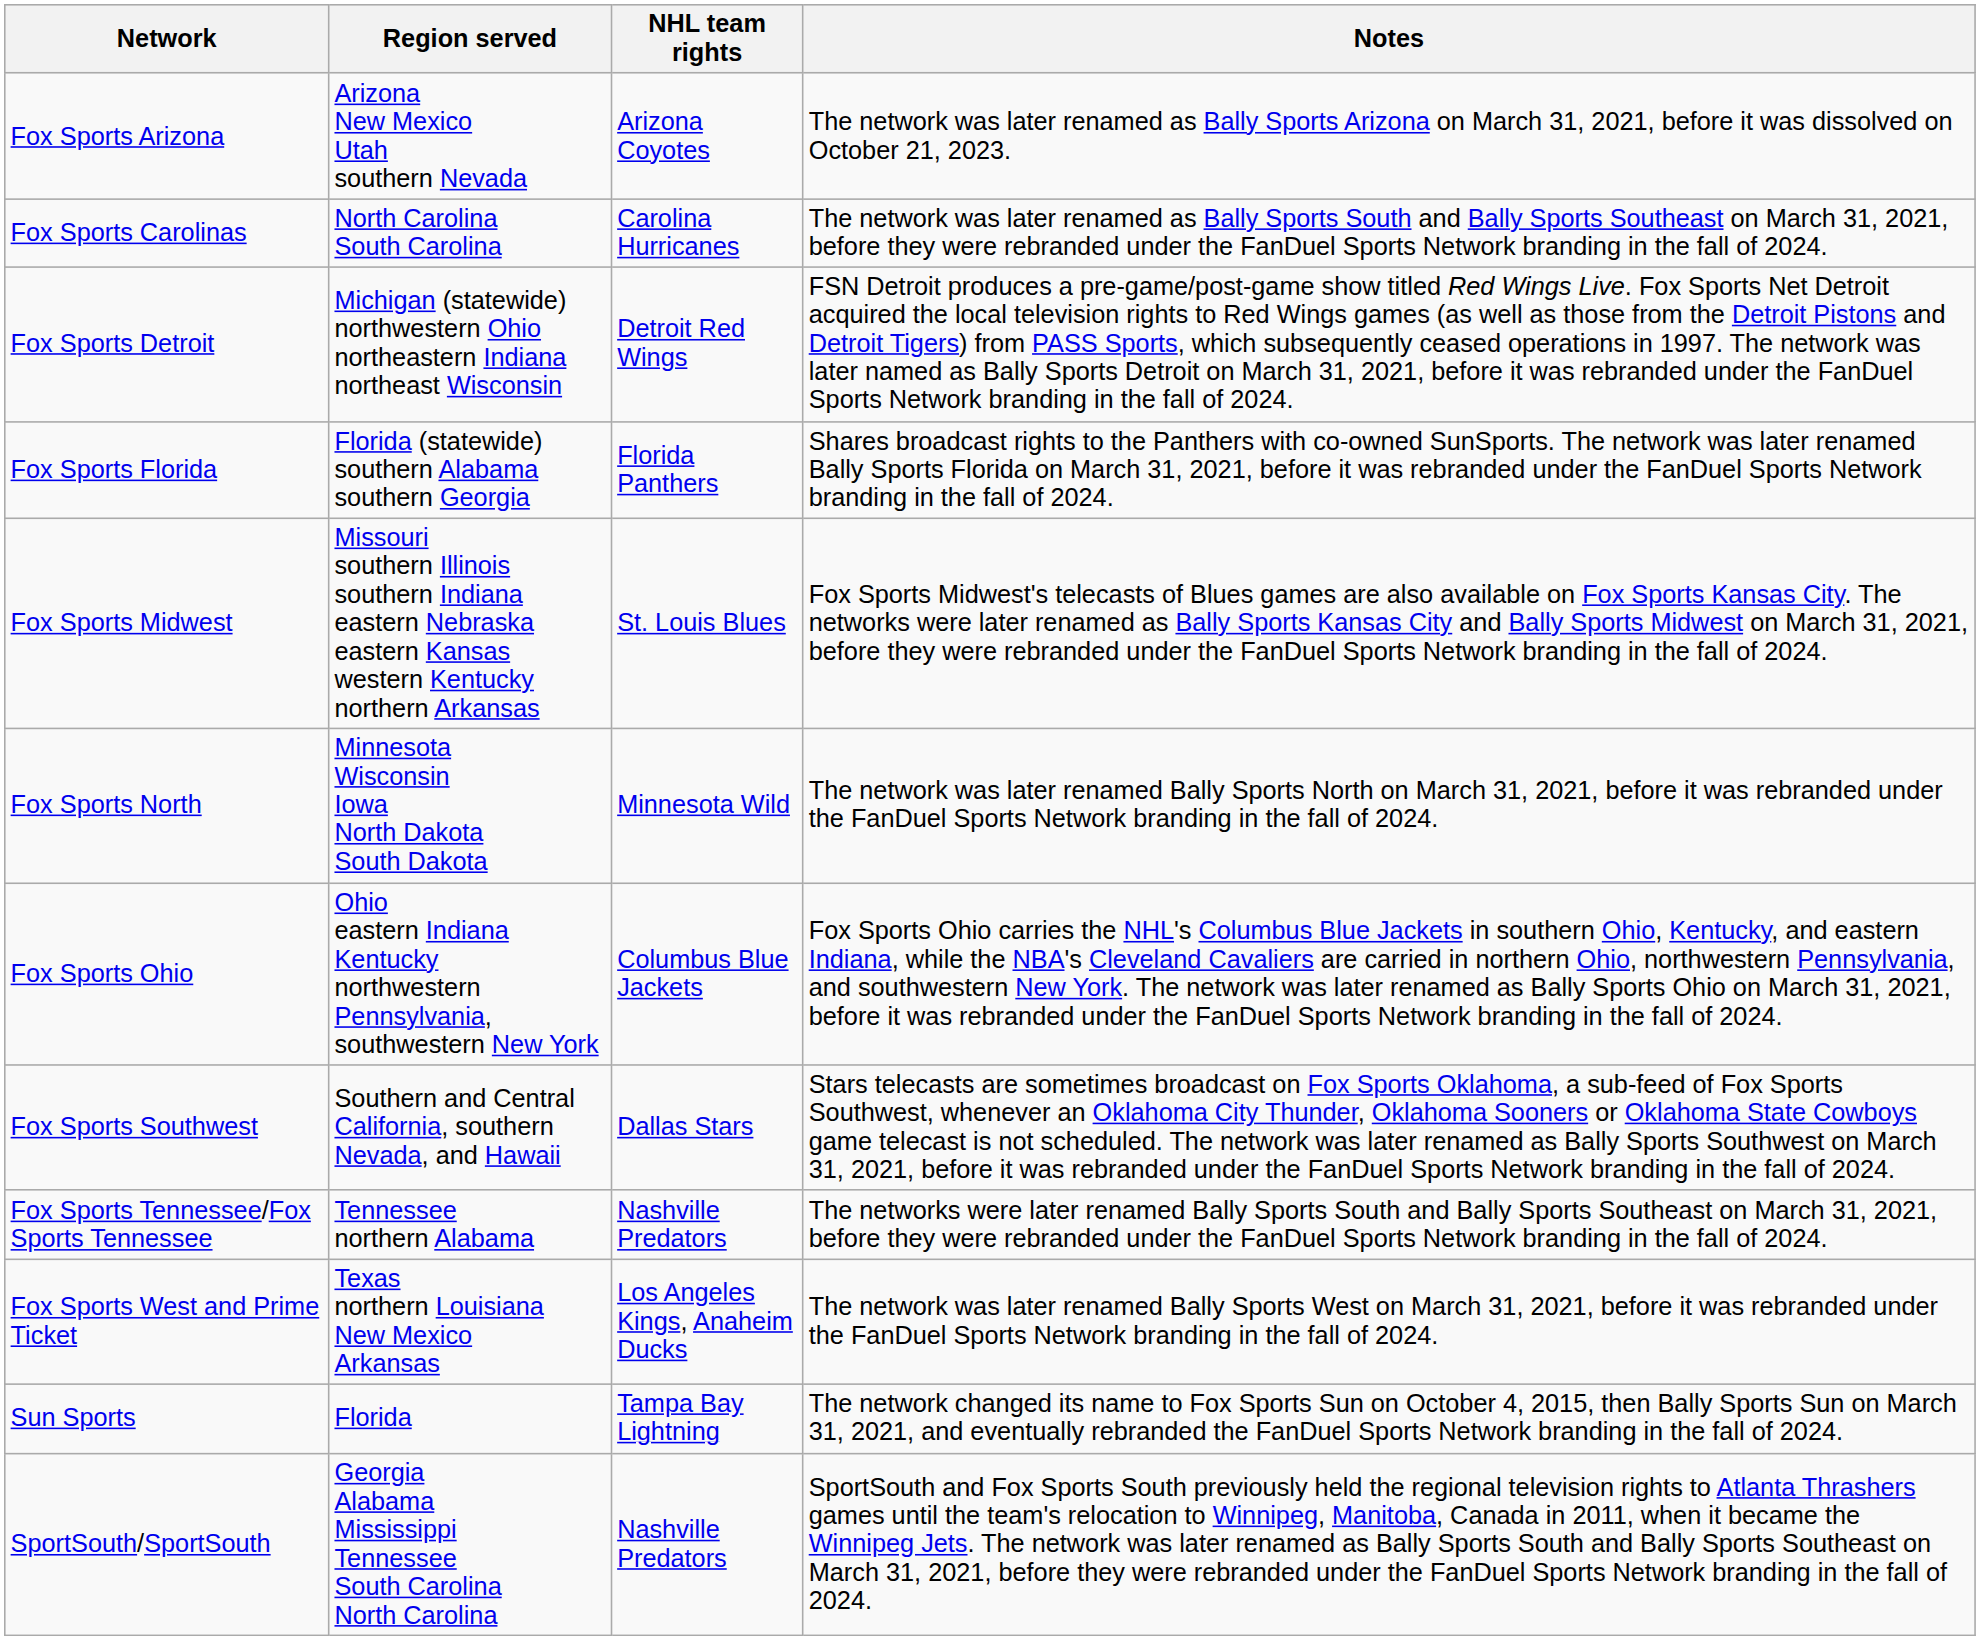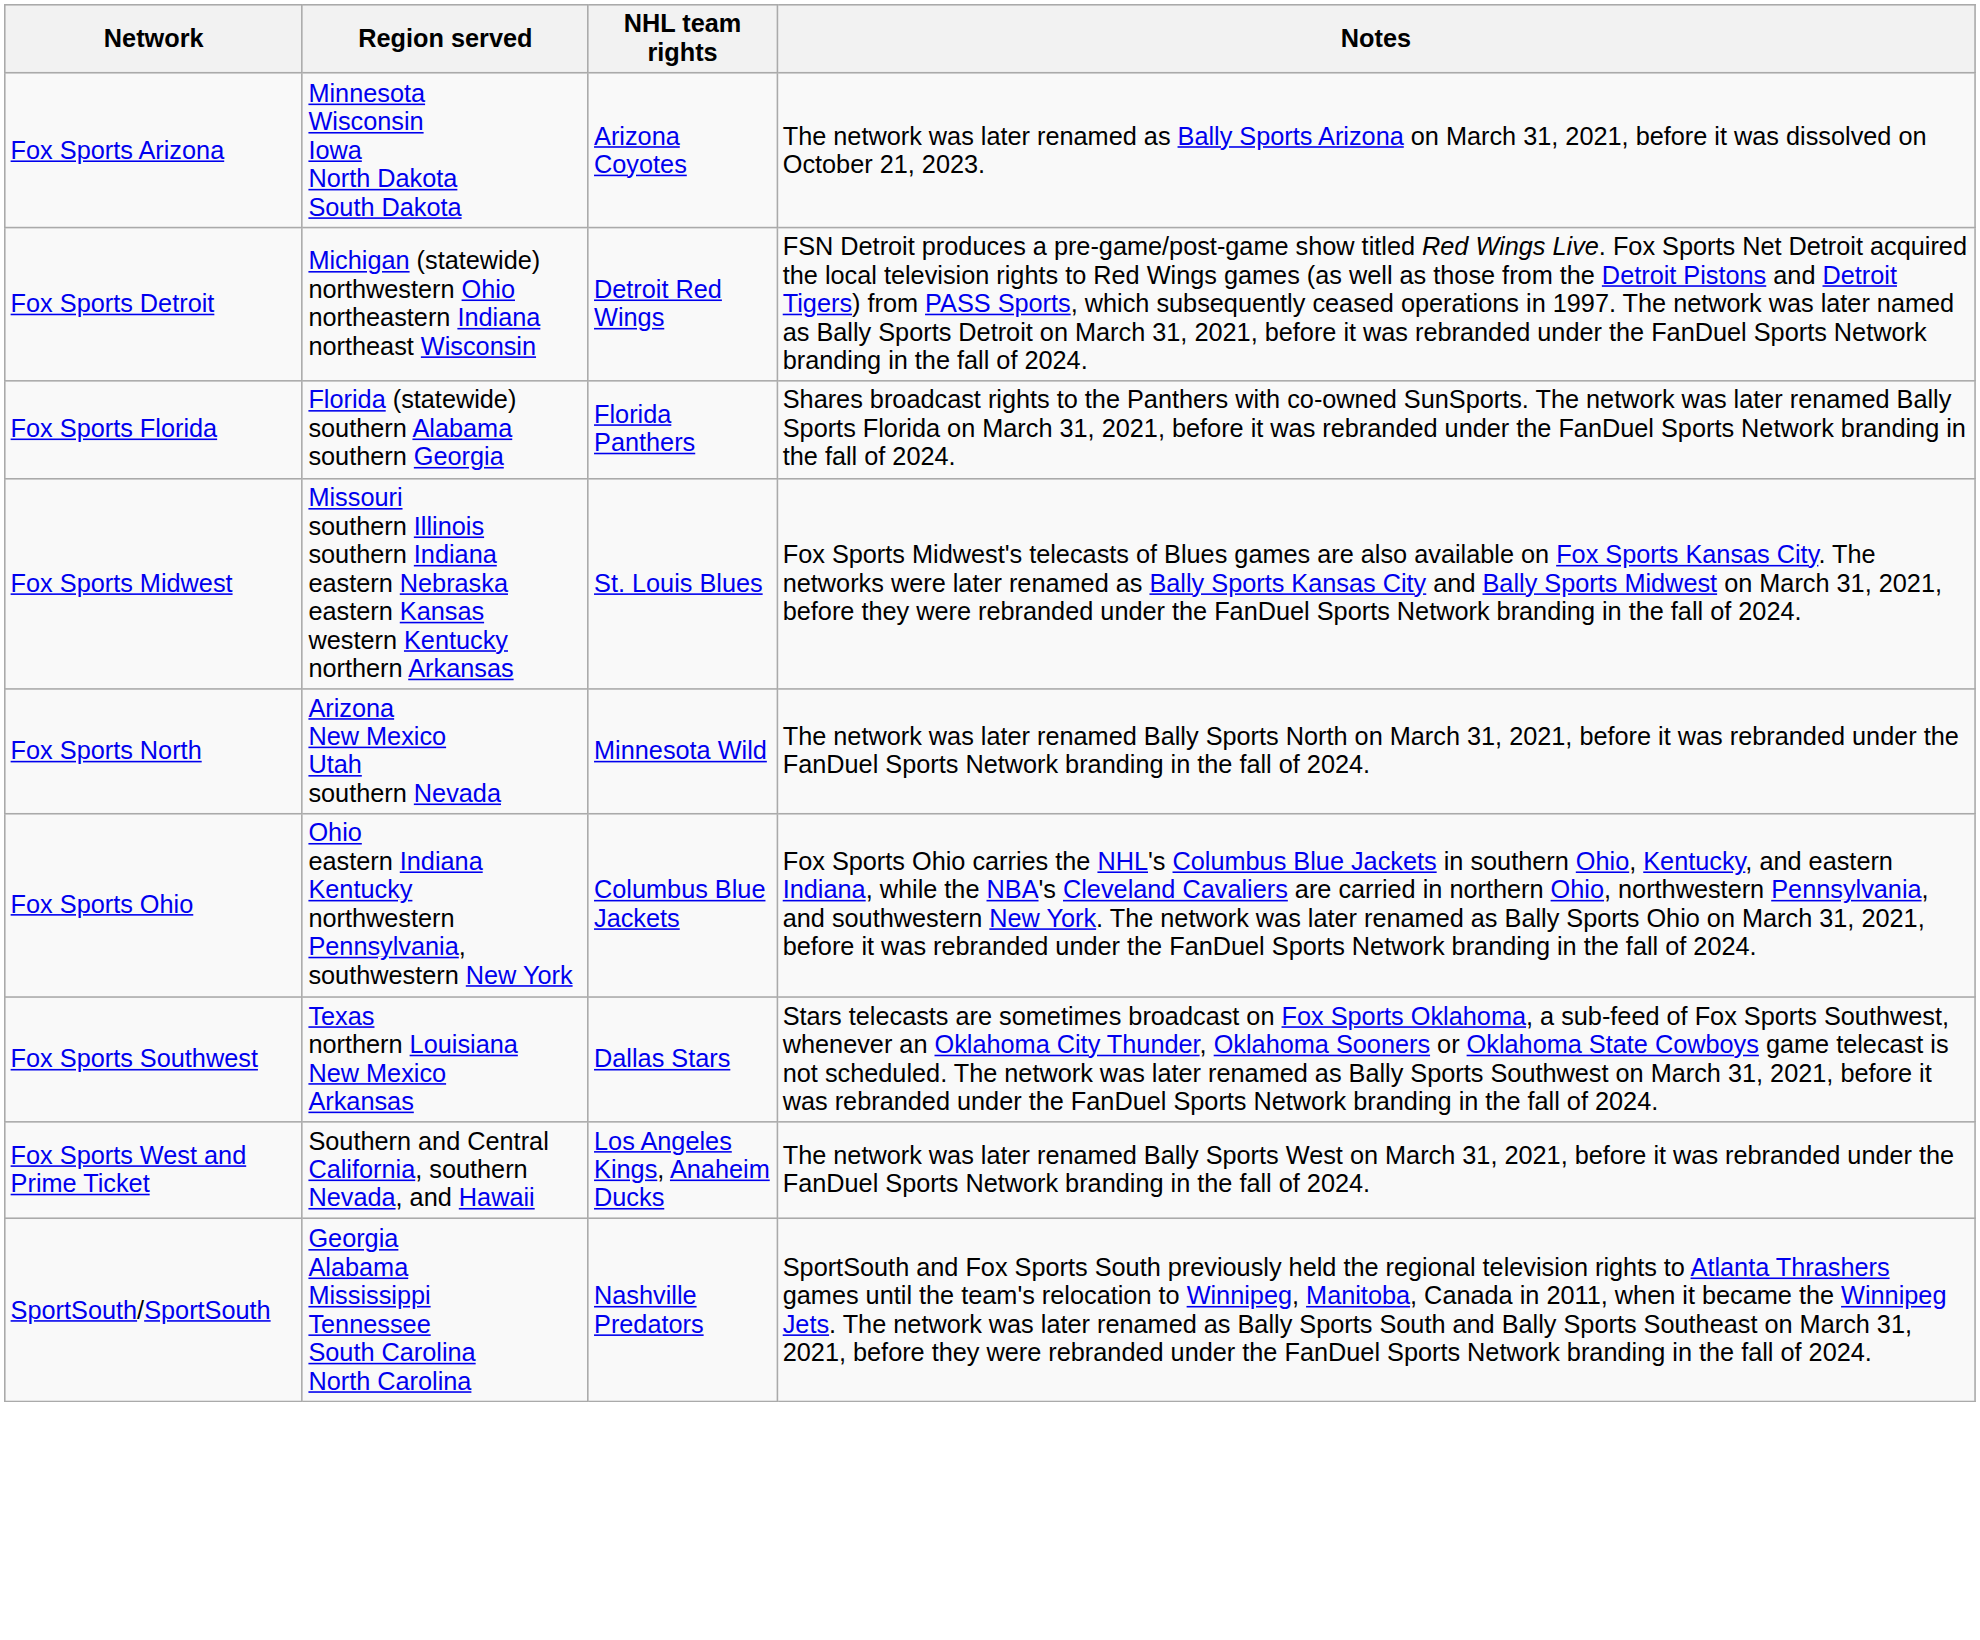(431, 135) Arizona New Mexico Utah southern Nevada -> (385, 149) Minnesota Wisconsin Iowa North Dakota South Dakota
- row: (129, 232)
(411, 805) Minnesota Wisconsin Iowa North Dakota South Dakota -> (405, 751) Arizona New Mexico Utah southern Nevada
(455, 1127) Southern and Central California, southern Nevada, and Hawaii -> (413, 1058) Texas northern Louisiana New Mexico Arkansas
- row: (161, 1224)
(439, 1321) Texas northern Louisiana New Mexico Arkansas -> (429, 1170) Southern and Central California, southern Nevada, and Hawaii
- row: (73, 1418)
